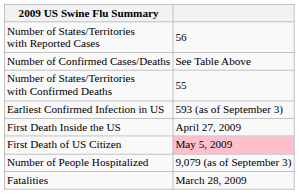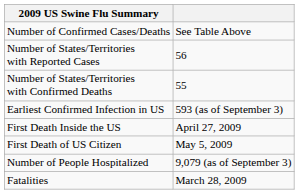rows swapped: (89, 61) <-> (71, 37)
(204, 145) pink background -> (204, 145) no background
